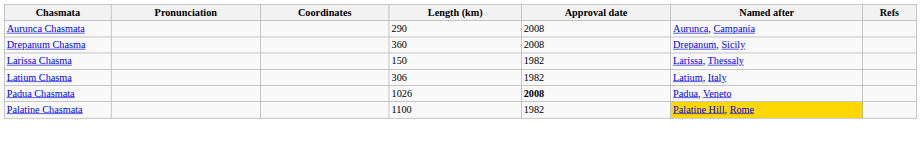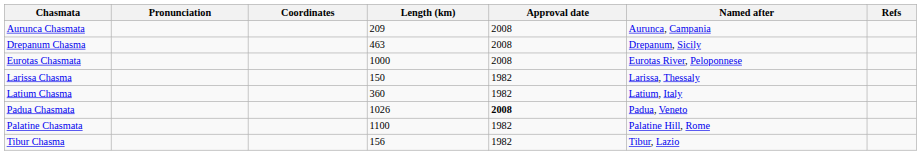(399, 28) 290 -> (377, 28) 209
(399, 45) 360 -> (377, 45) 463
+ row: (44, 61)
(399, 77) 306 -> (377, 93) 360
(714, 110) gold background -> (669, 126) no background
+ row: (36, 142)
